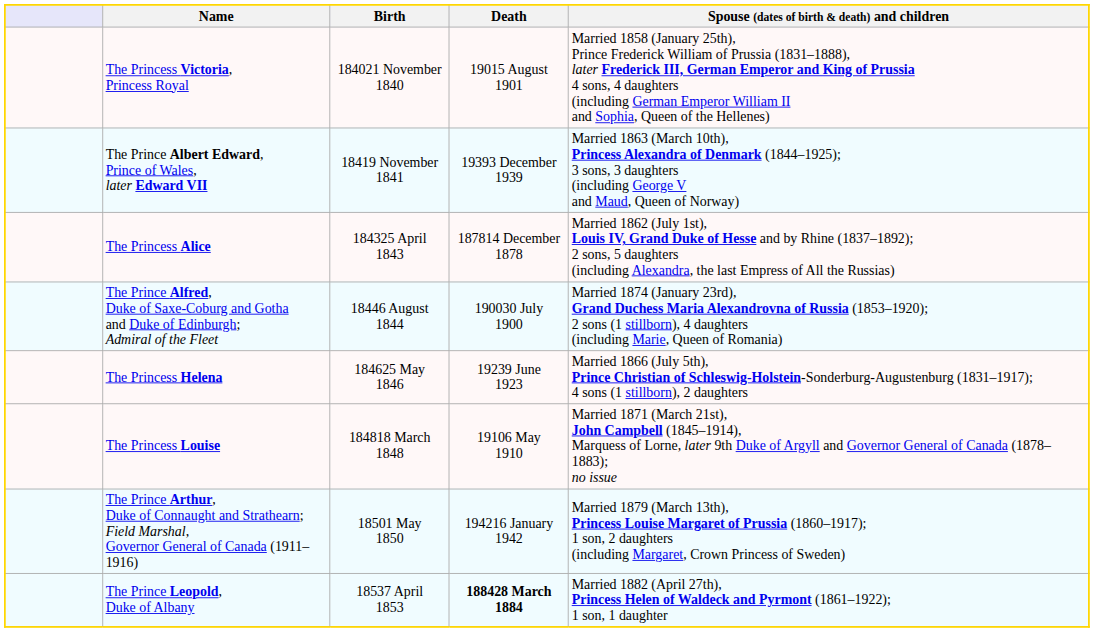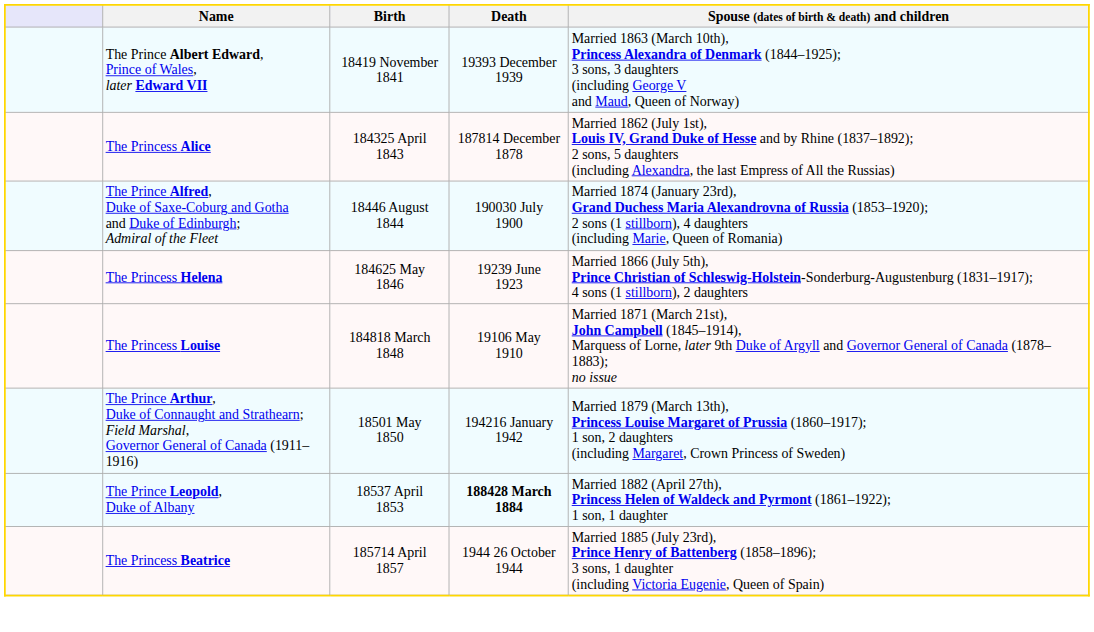- row: (169, 77)
+ row: (168, 561)
